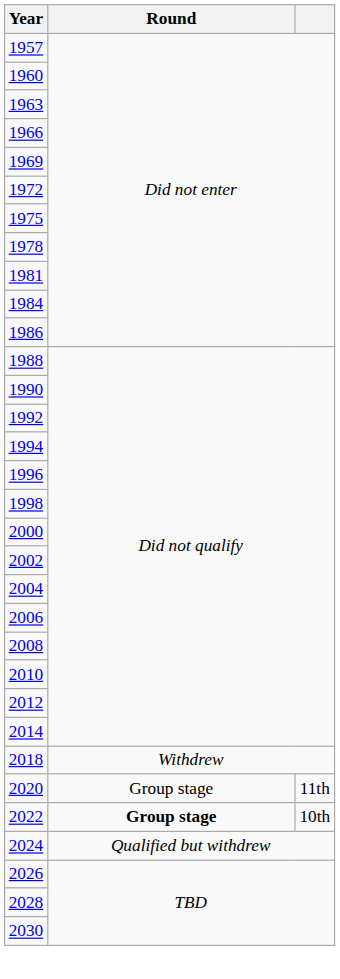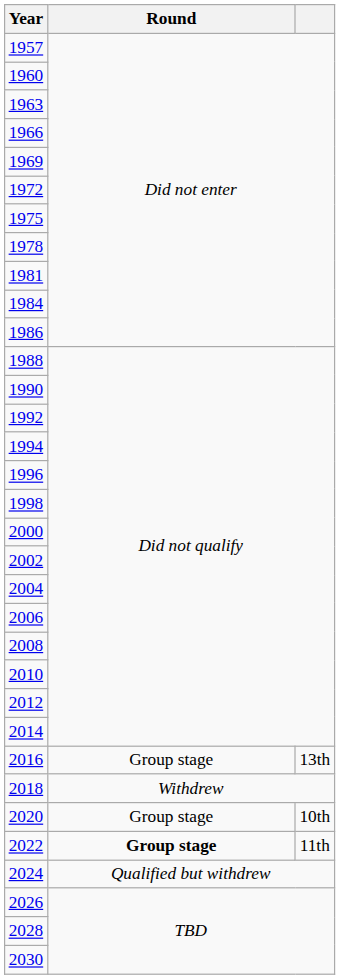+ row: (26, 760)
(315, 788) 11th -> (315, 817) 10th
(315, 817) 10th -> (315, 845) 11th
